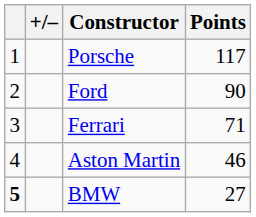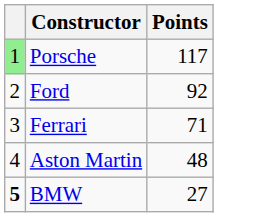- column: (44, 21)
(15, 56) no background -> (15, 56) lightgreen background
(235, 91) 90 -> (197, 91) 92
(235, 160) 46 -> (197, 160) 48
